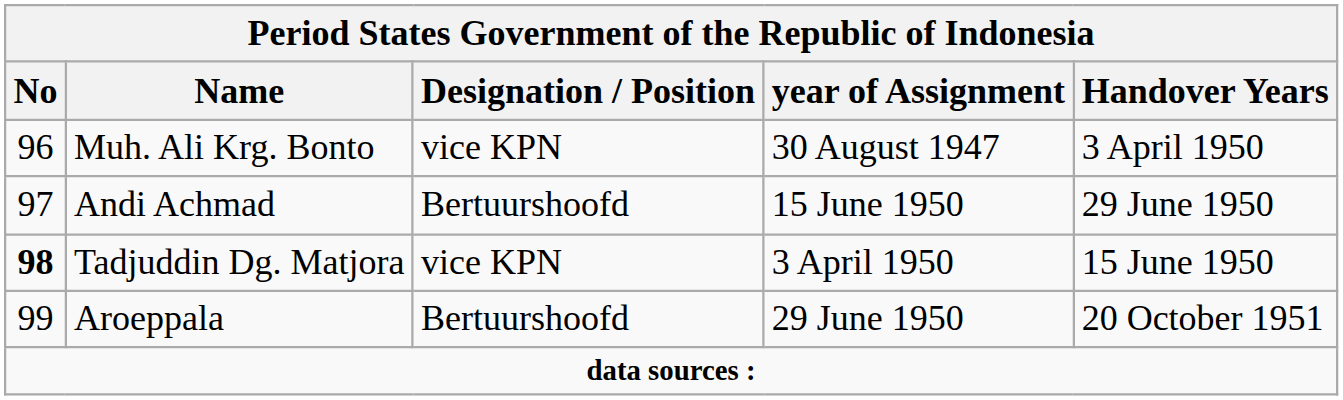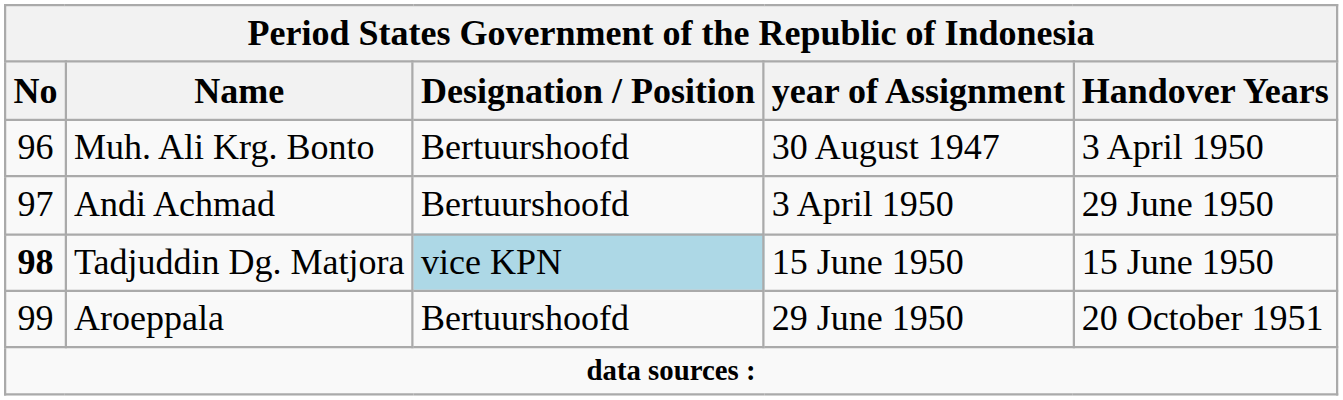(492, 147) vice KPN -> (525, 147) Bertuurshoofd
(868, 204) 15 June 1950 -> (863, 204) 3 April 1950
(492, 261) no background -> (492, 261) lightblue background
(863, 261) 3 April 1950 -> (868, 261) 15 June 1950
